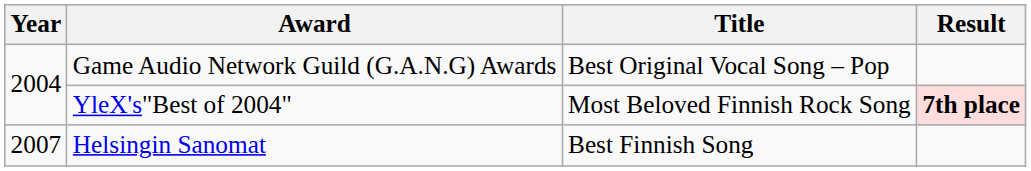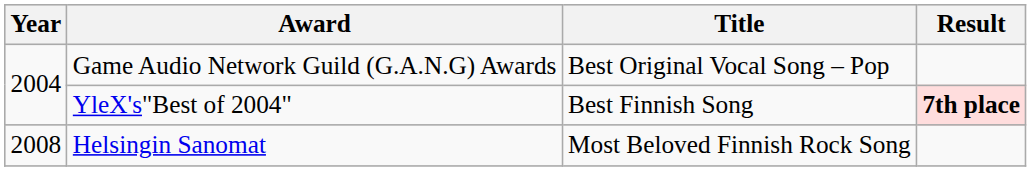(739, 104) Most Beloved Finnish Rock Song -> (661, 104) Best Finnish Song
(36, 144) 2007 -> (36, 144) 2008
(661, 144) Best Finnish Song -> (739, 144) Most Beloved Finnish Rock Song
